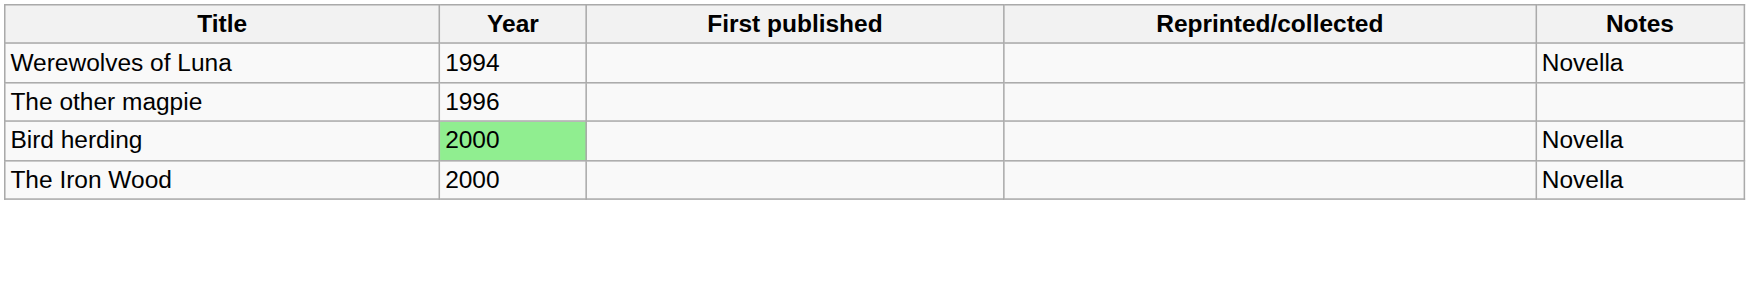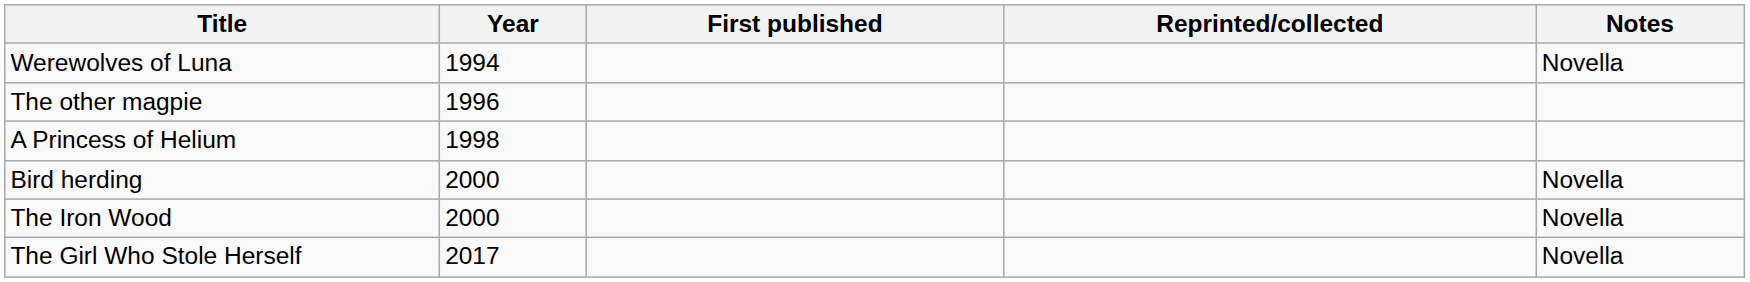+ row: (123, 140)
(472, 140) lightgreen background -> (472, 179) no background
+ row: (156, 256)
